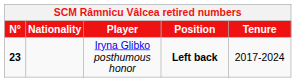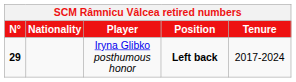(15, 57) 23 -> (15, 57) 29
